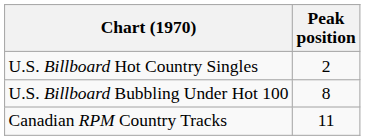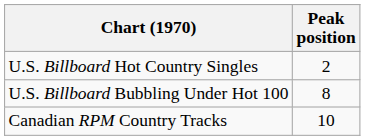(326, 120) 11 -> (326, 120) 10
